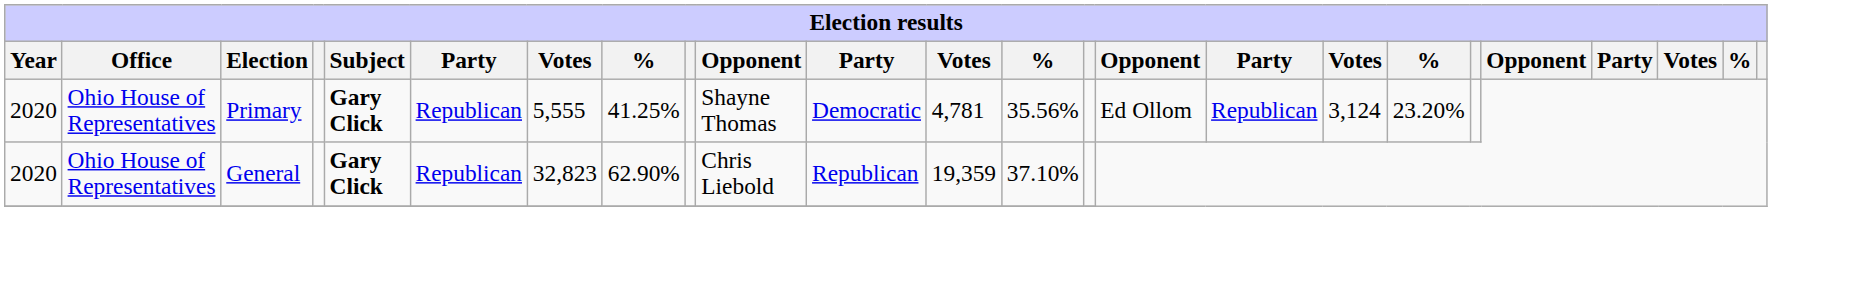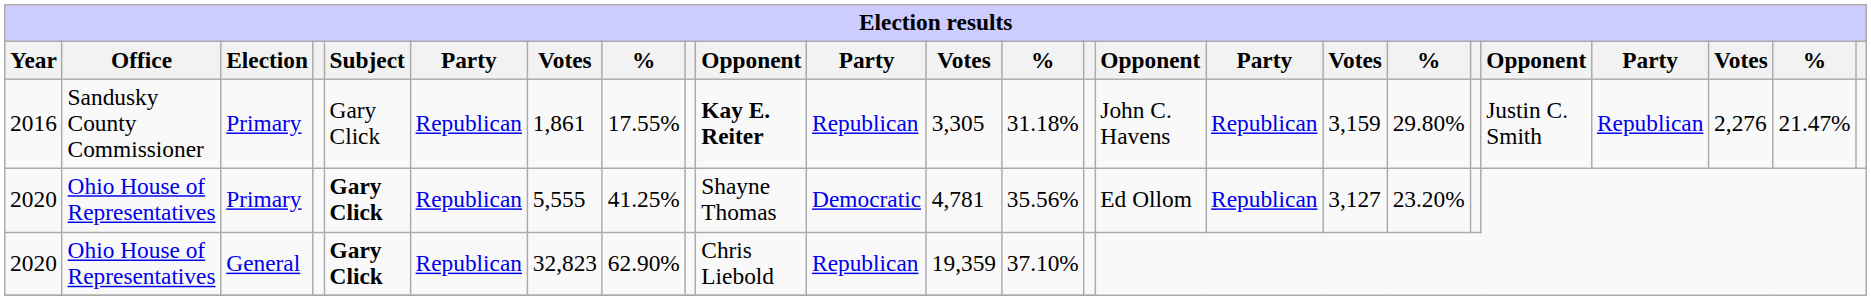+ row: (33, 123)
(1355, 110) 3,124 -> (1355, 199) 3,127
